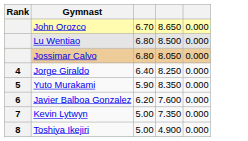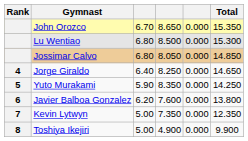+ column: (227, 12)
